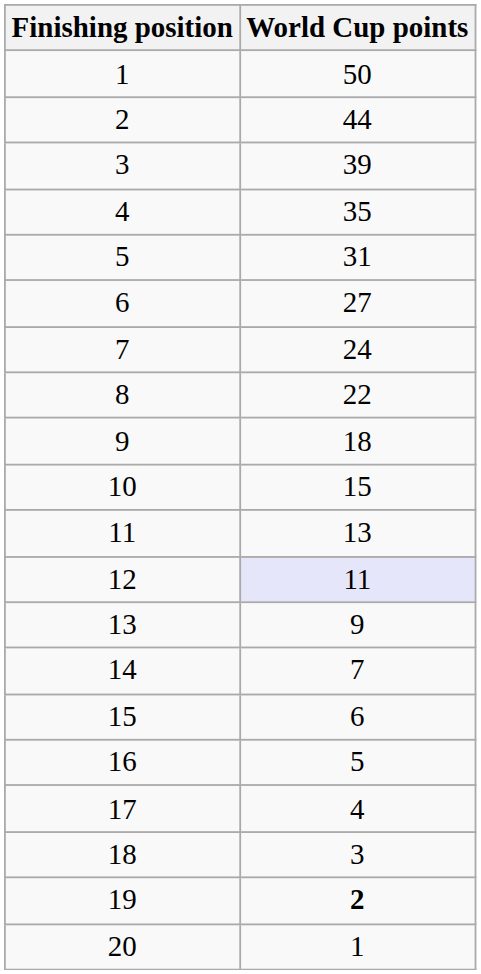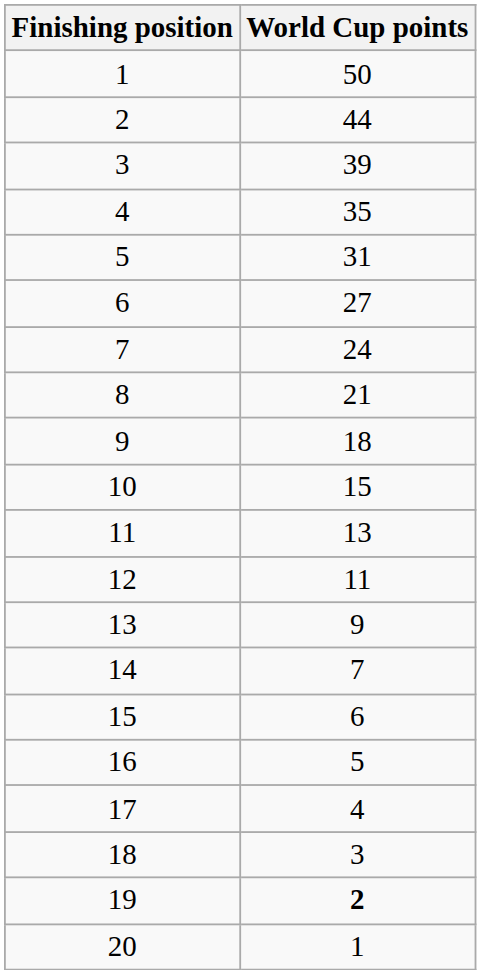(357, 394) 22 -> (357, 394) 21
(357, 578) lavender background -> (357, 578) no background
